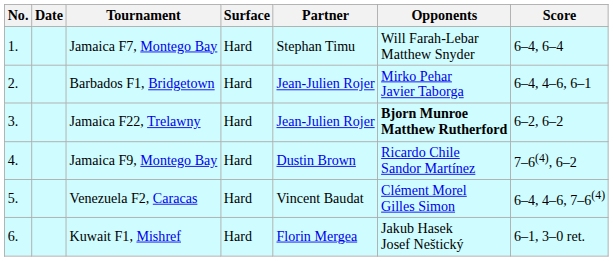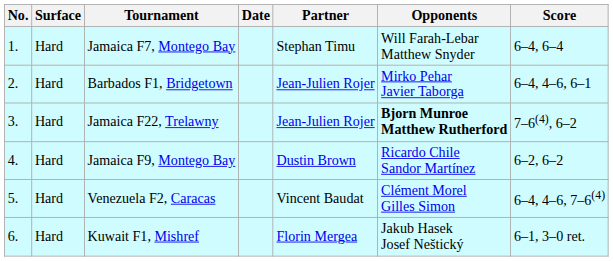columns swapped: (49, 15) <-> (247, 15)
(539, 122) 6–2, 6–2 -> (545, 122) 7–6(4), 6–2
(545, 160) 7–6(4), 6–2 -> (539, 160) 6–2, 6–2
